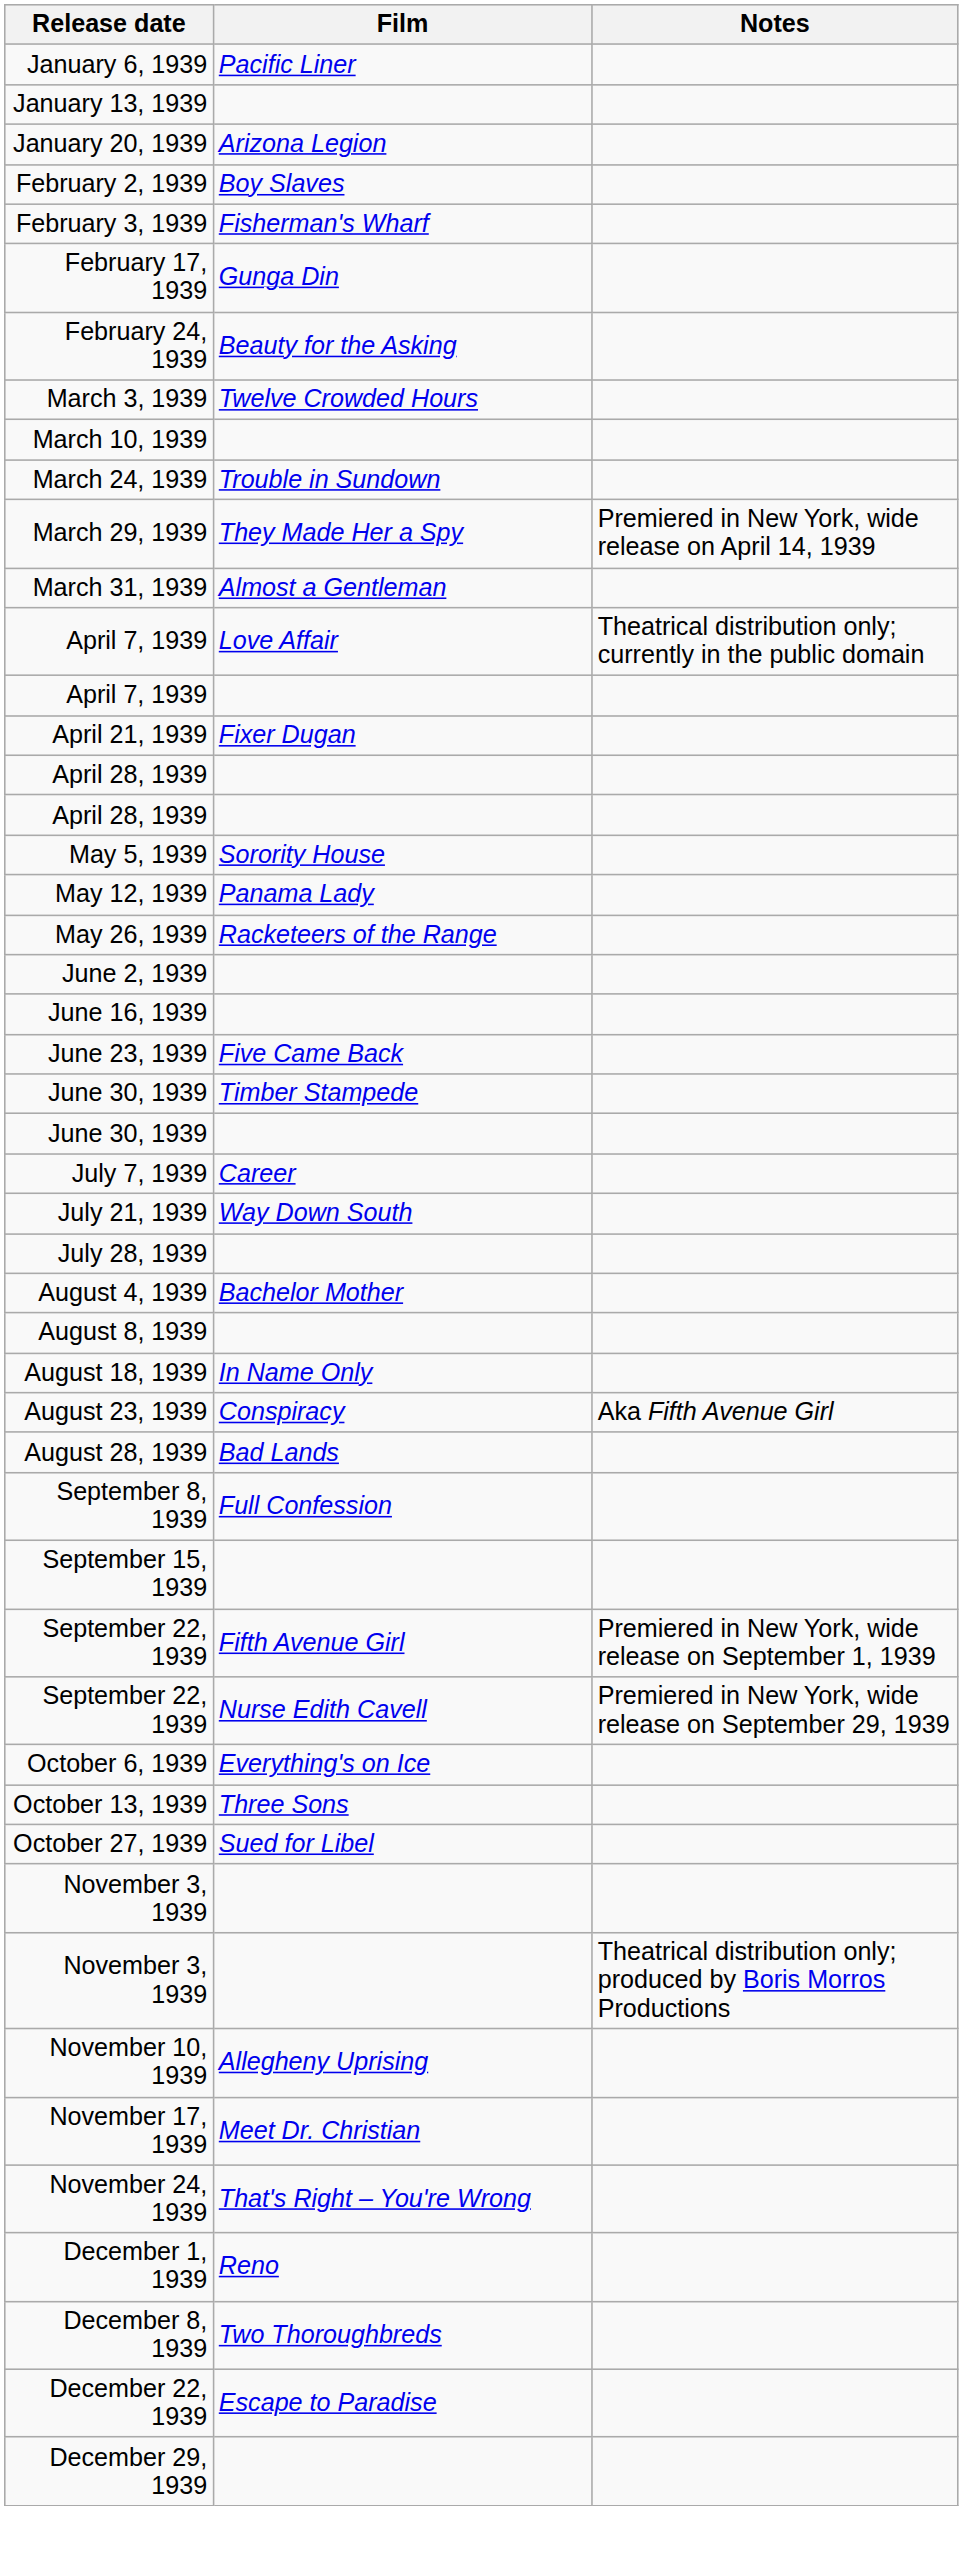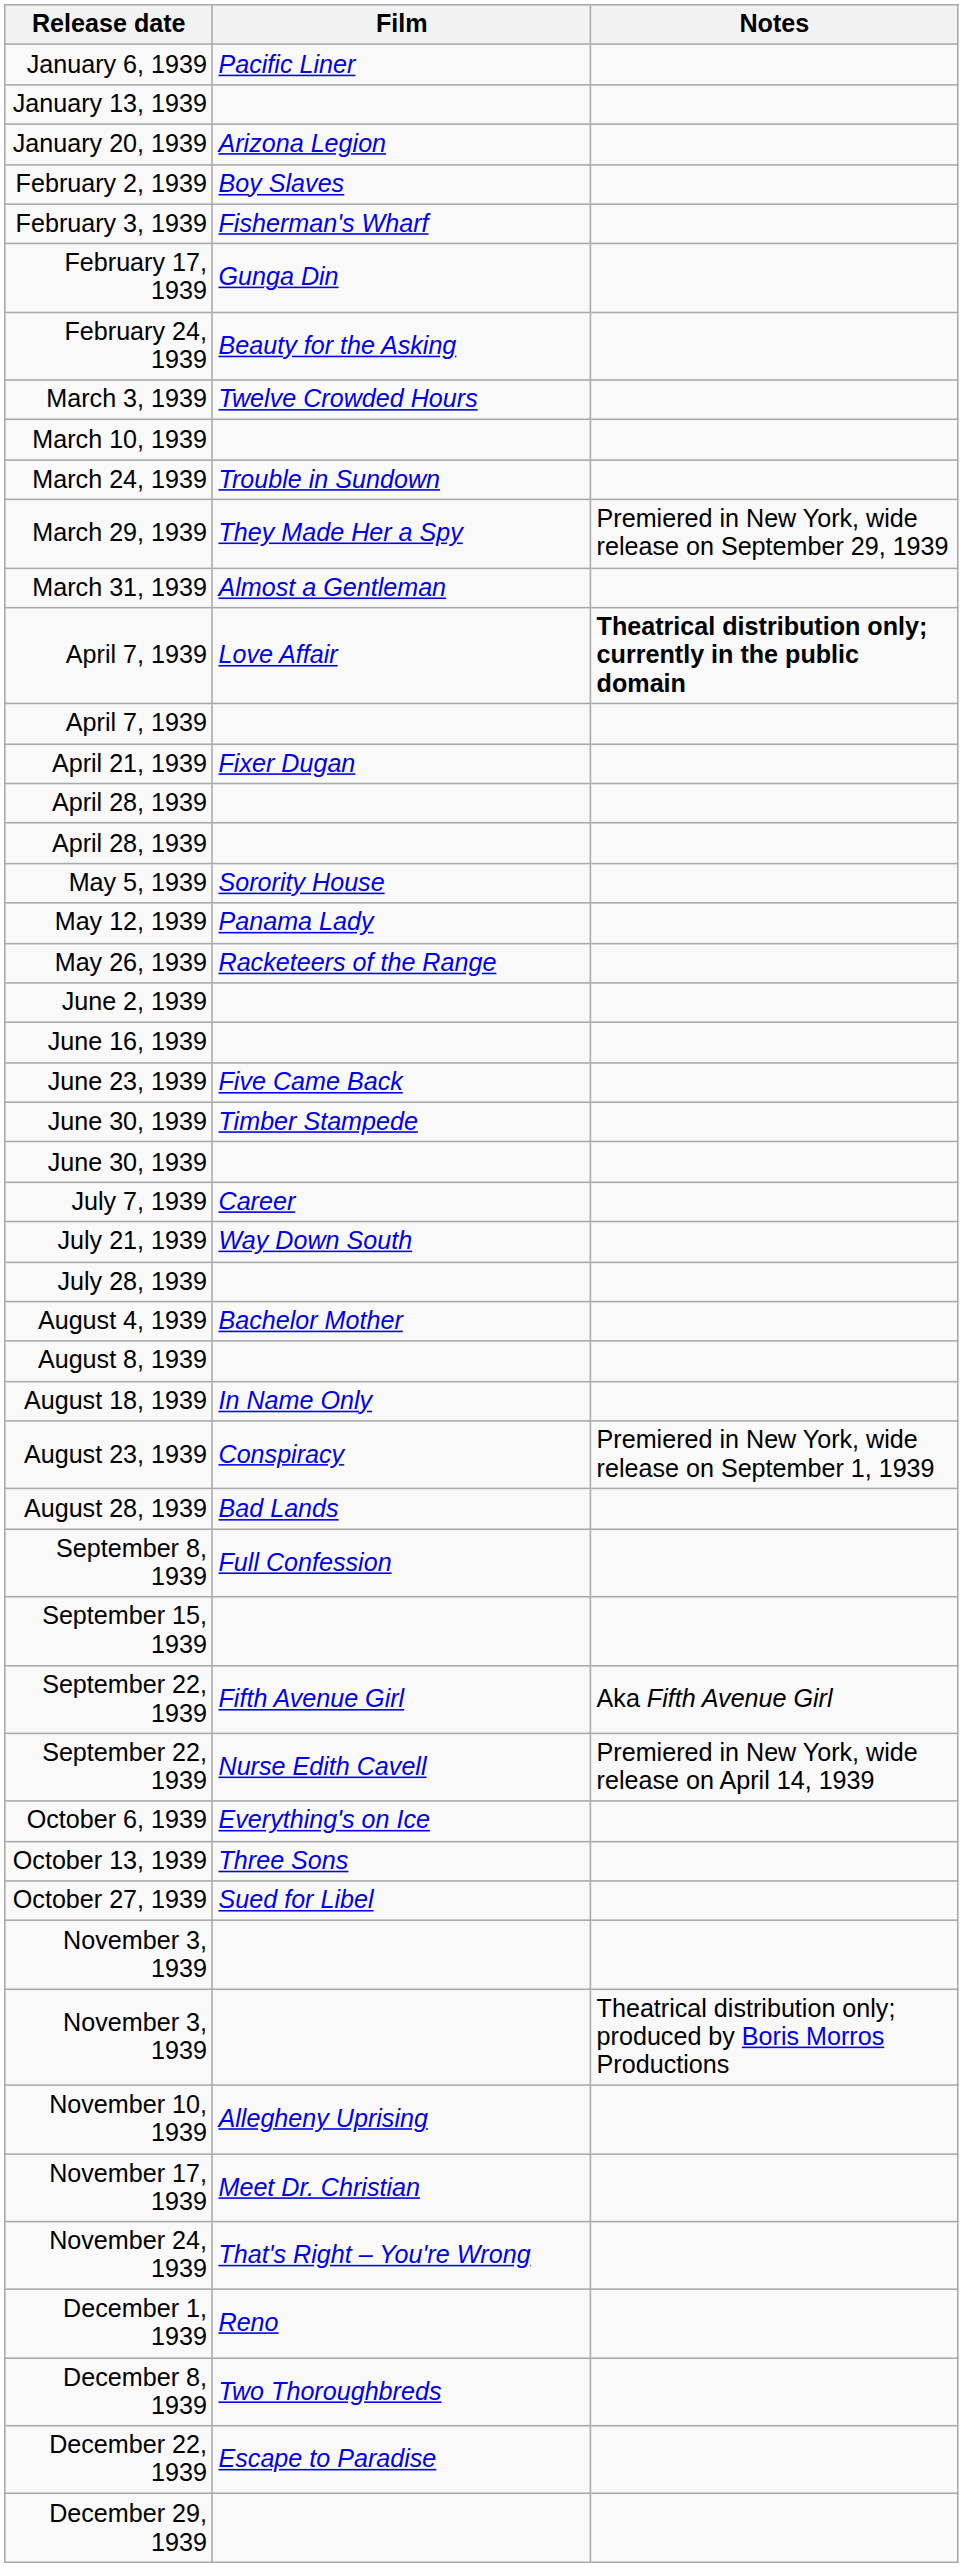(758, 533) Premiered in New York, wide release on April 14, 1939 -> (773, 533) Premiered in New York, wide release on September 29, 1939
(761, 641) normal -> (762, 655) bold
(716, 1412) Aka Fifth Avenue Girl -> (766, 1454) Premiered in New York, wide release on September 1, 1939
(767, 1642) Premiered in New York, wide release on September 1, 1939 -> (715, 1698) Aka Fifth Avenue Girl
(774, 1710) Premiered in New York, wide release on September 29, 1939 -> (757, 1766) Premiered in New York, wide release on April 14, 1939
